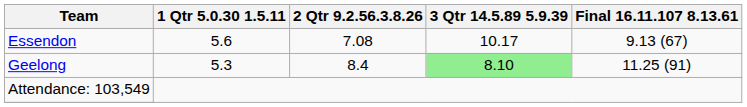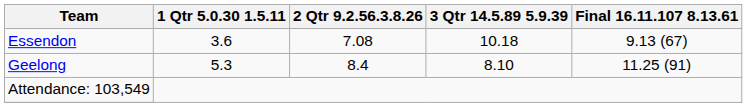(221, 41) 5.6 -> (221, 41) 3.6
(499, 41) 10.17 -> (499, 41) 10.18
(499, 65) lightgreen background -> (499, 65) no background
